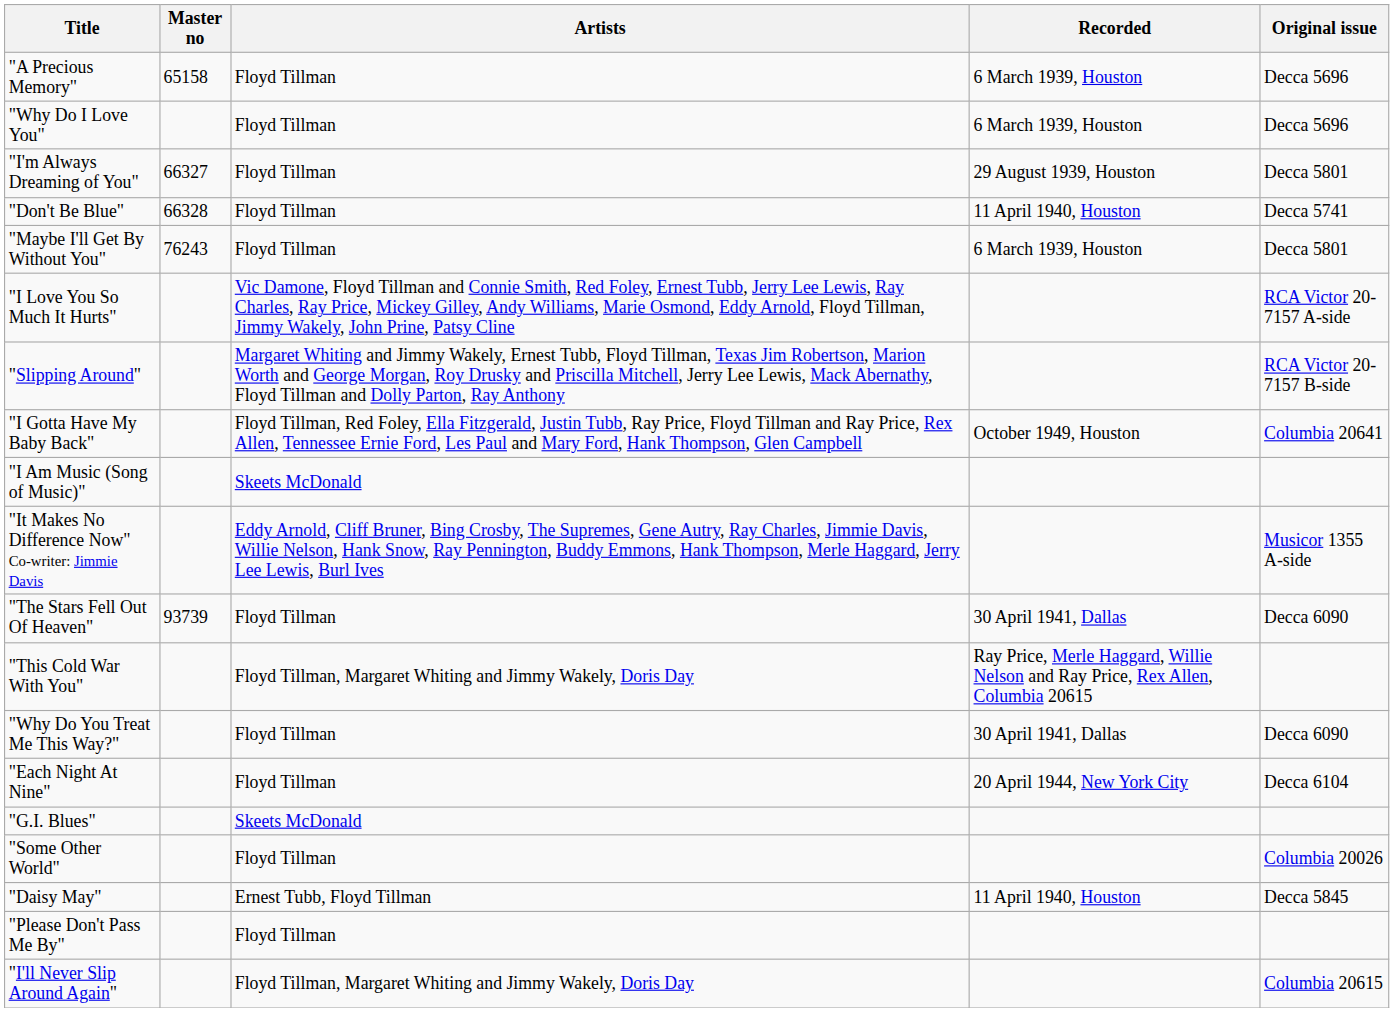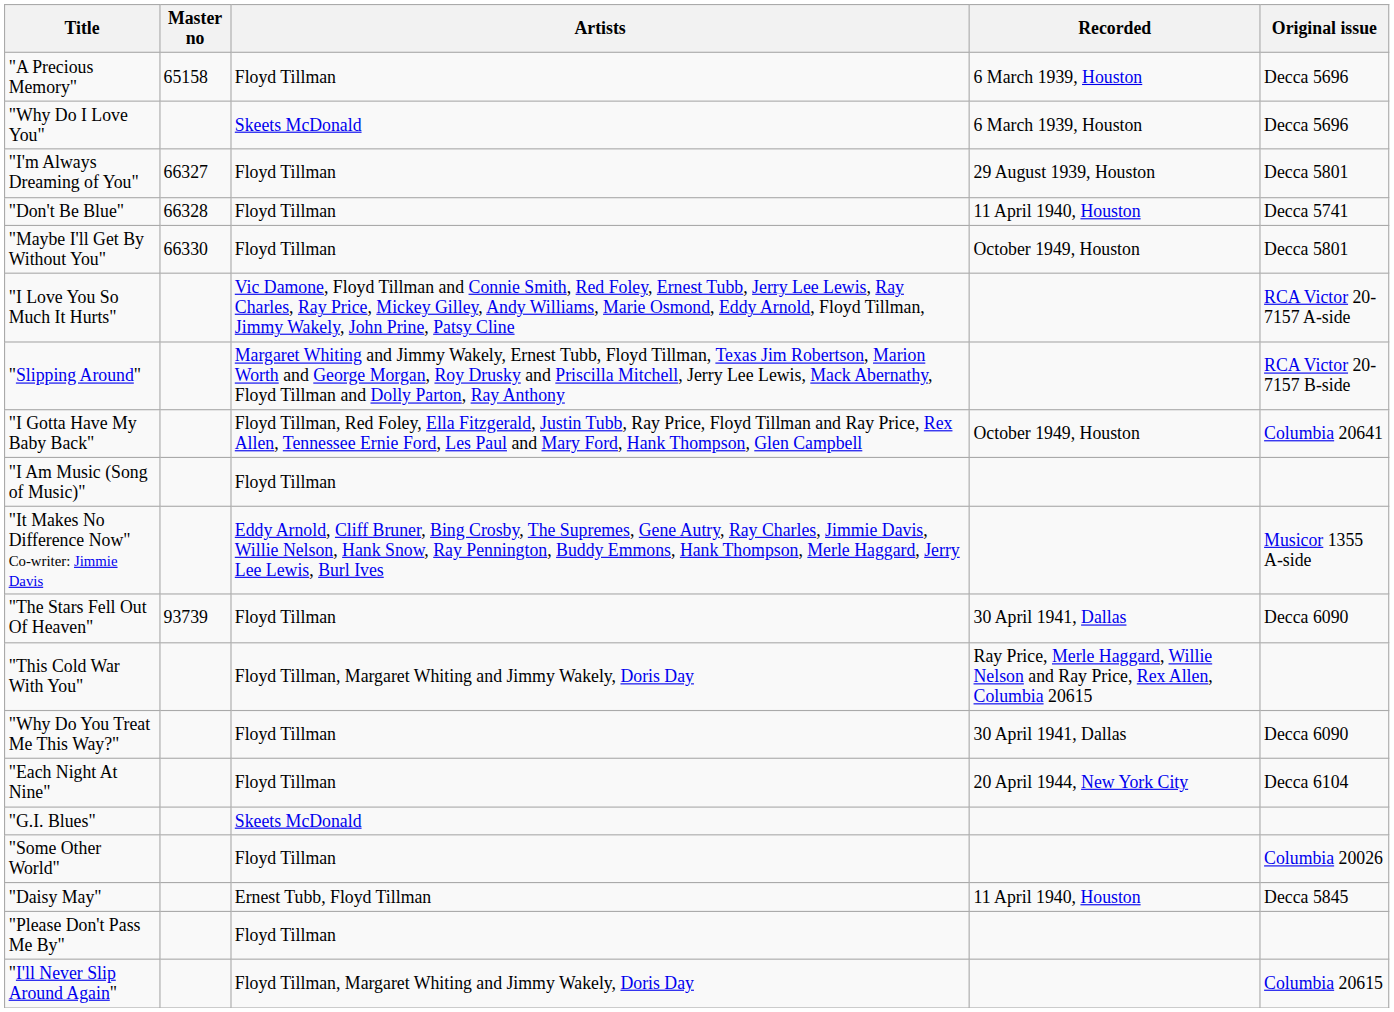(285, 124) Floyd Tillman -> (298, 124) Skeets McDonald
(186, 249) 76243 -> (186, 249) 66330
(1058, 249) 6 March 1939, Houston -> (1057, 249) October 1949, Houston
(298, 481) Skeets McDonald -> (285, 481) Floyd Tillman
